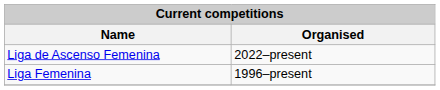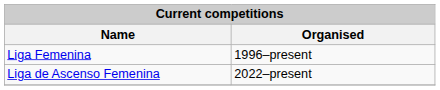rows swapped: (49, 74) <-> (84, 54)
